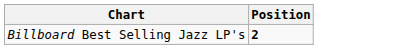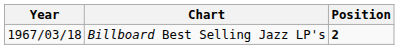+ column: (45, 15)
